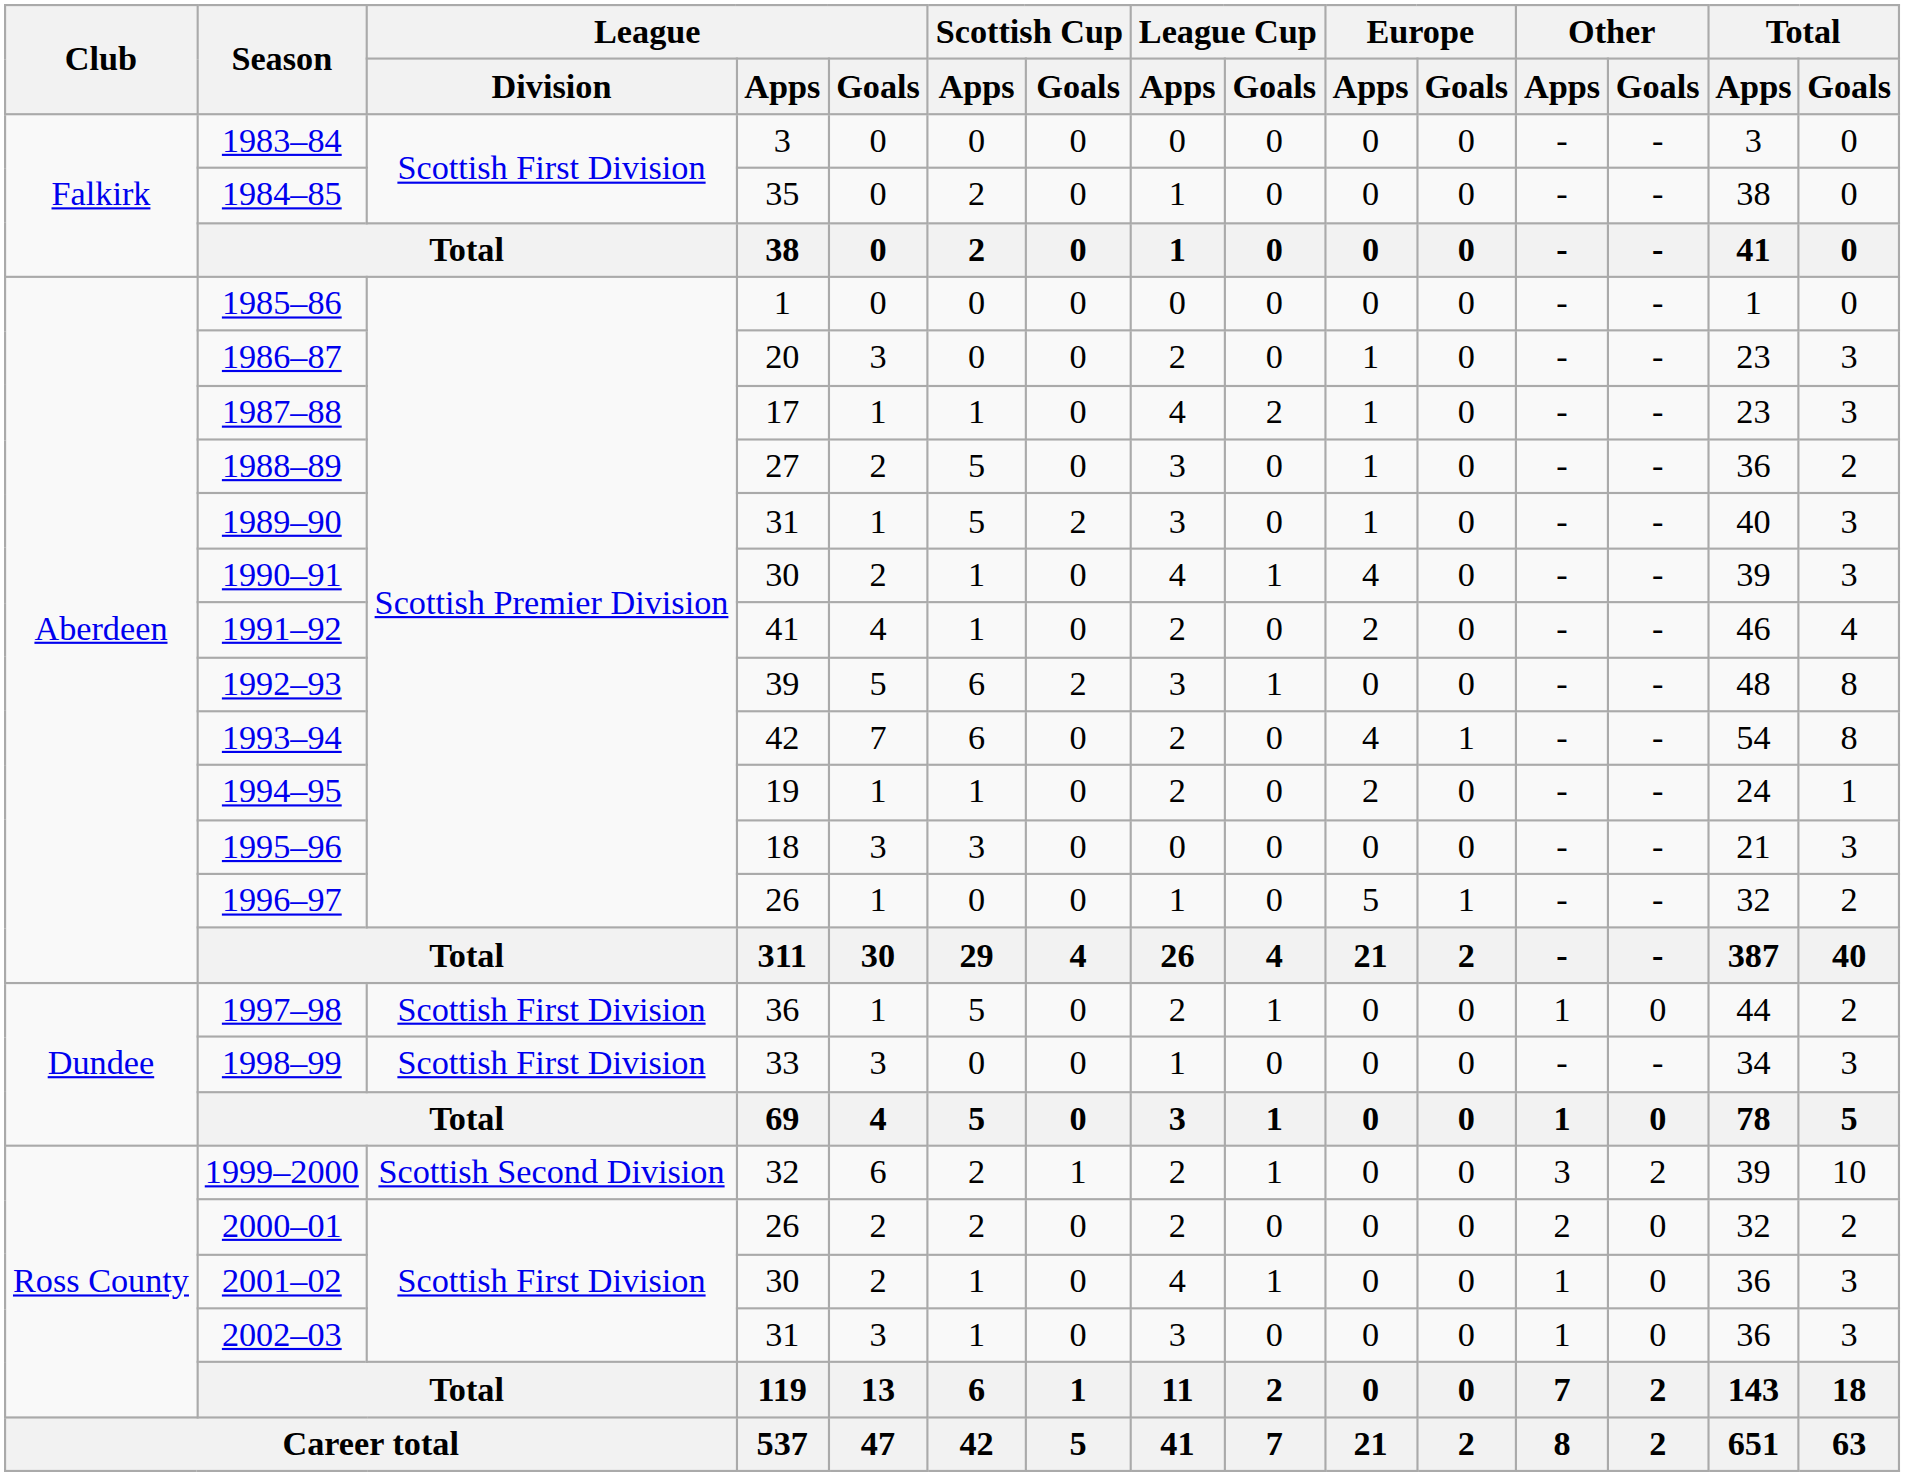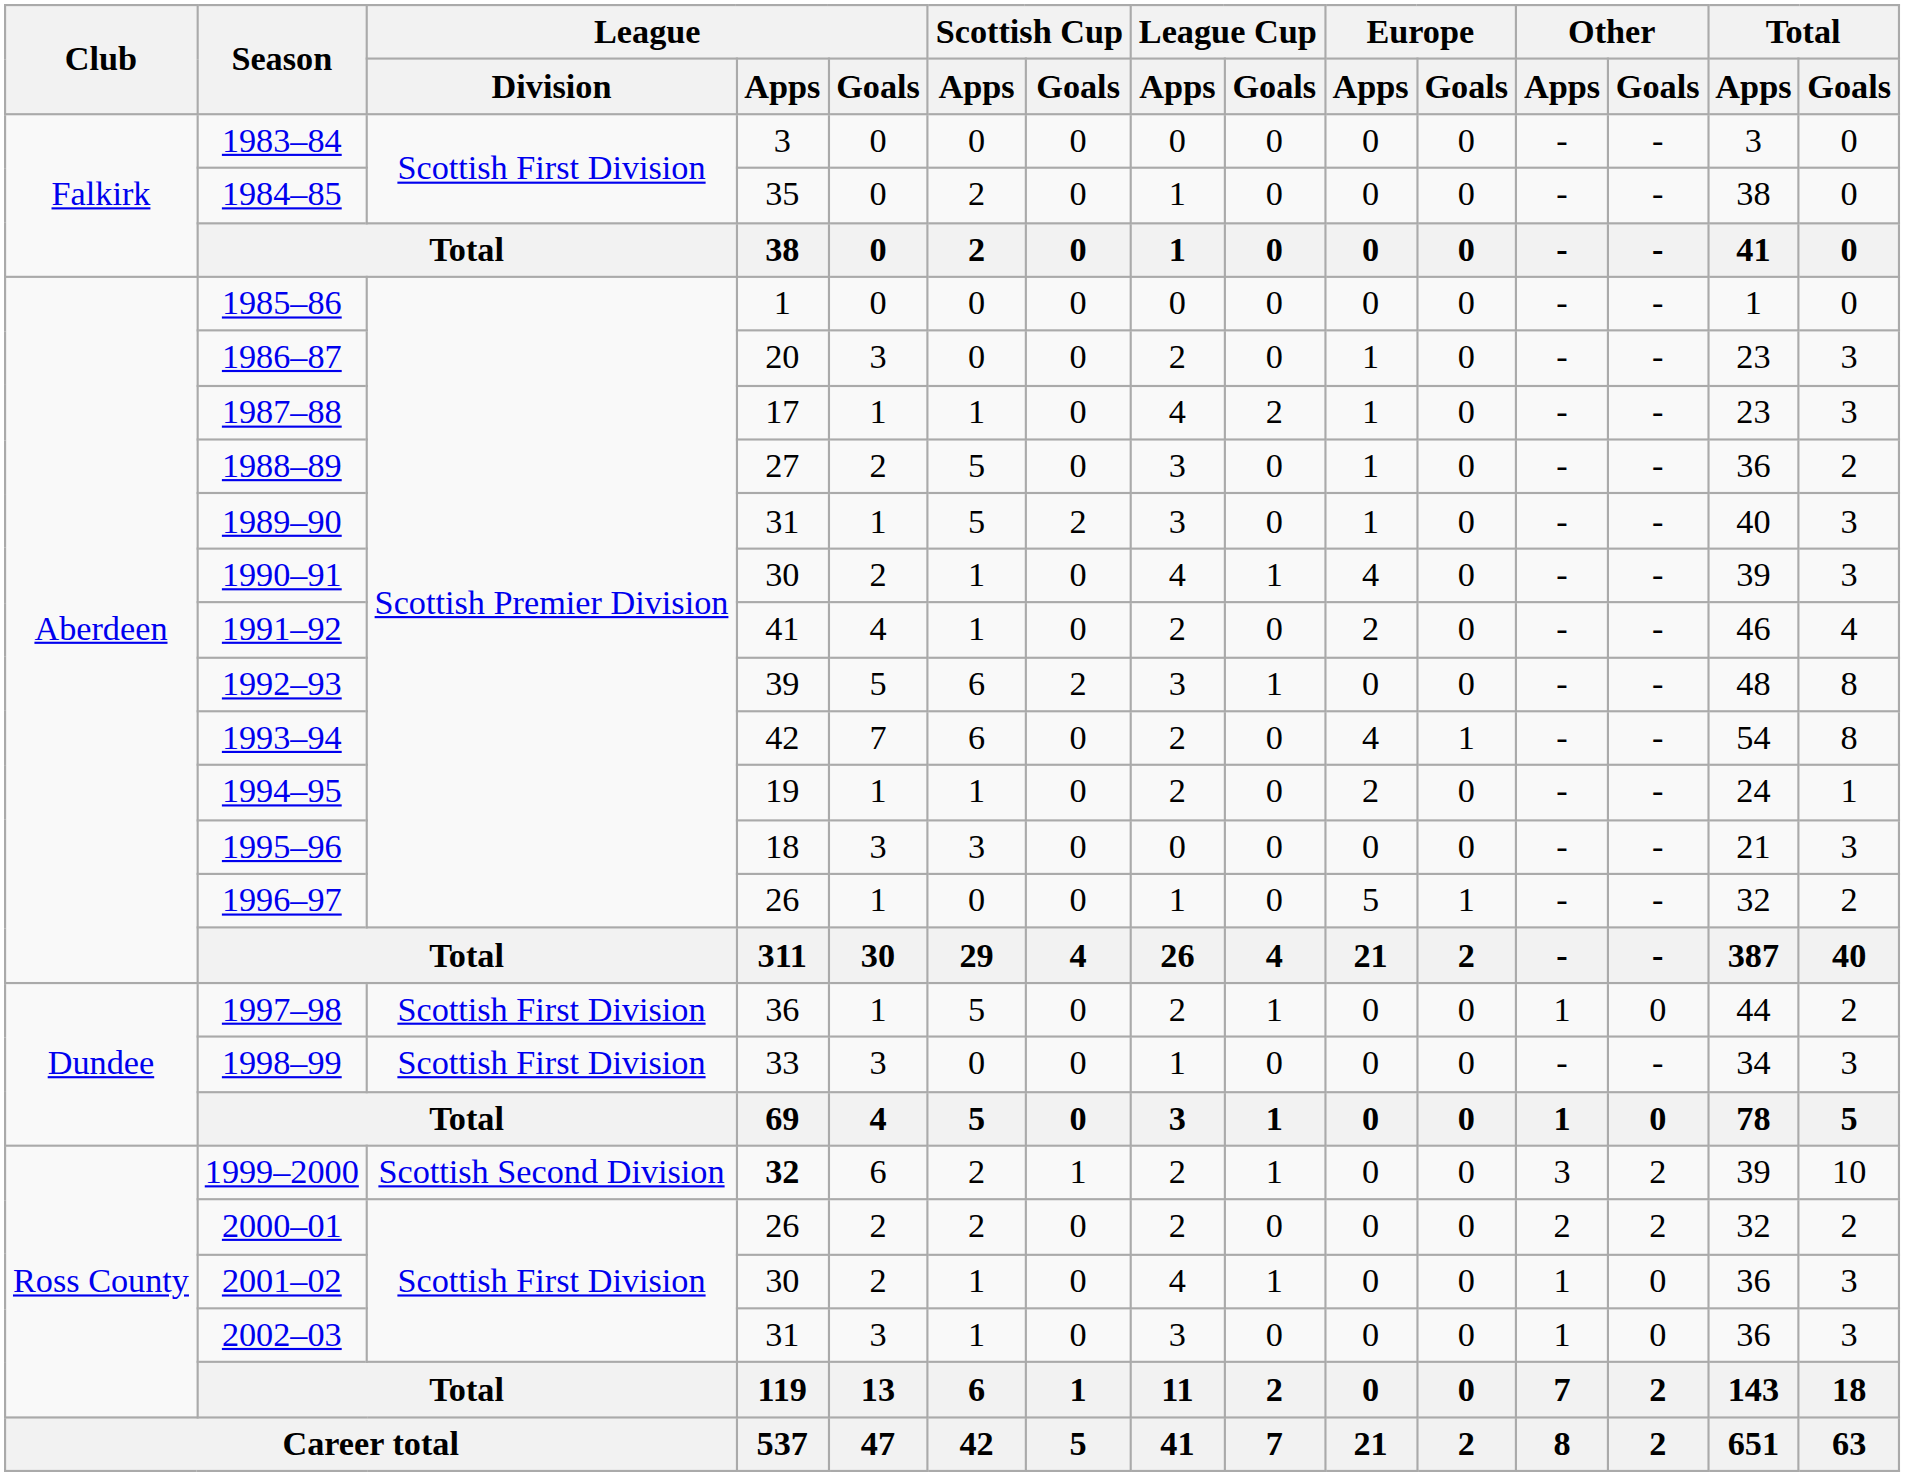(782, 1172) normal -> (782, 1172) bold
(1658, 1226) 0 -> (1658, 1226) 2
